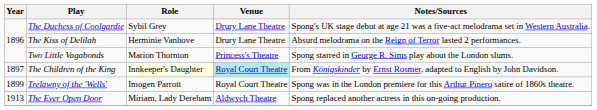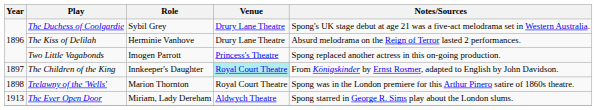(158, 55) Marion Thornton -> (155, 55) Imogen Parrott
(402, 55) Spong starred in George R. Sims play about the London slums. -> (396, 55) Spong replaced another actress in this on-going production.
(166, 70) lightyellow background -> (166, 70) no background
(15, 84) 1899 -> (15, 84) 1898
(155, 84) Imogen Parrott -> (158, 84) Marion Thornton
(396, 99) Spong replaced another actress in this on-going production. -> (402, 99) Spong starred in George R. Sims play about the London slums.
